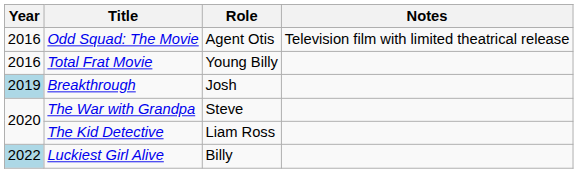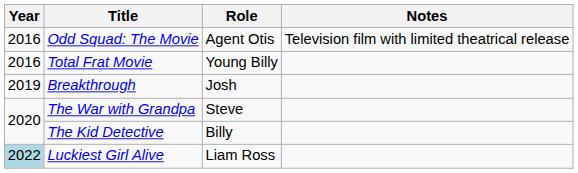(24, 86) lightblue background -> (24, 86) no background
(240, 132) Liam Ross -> (219, 132) Billy
(219, 156) Billy -> (240, 156) Liam Ross
